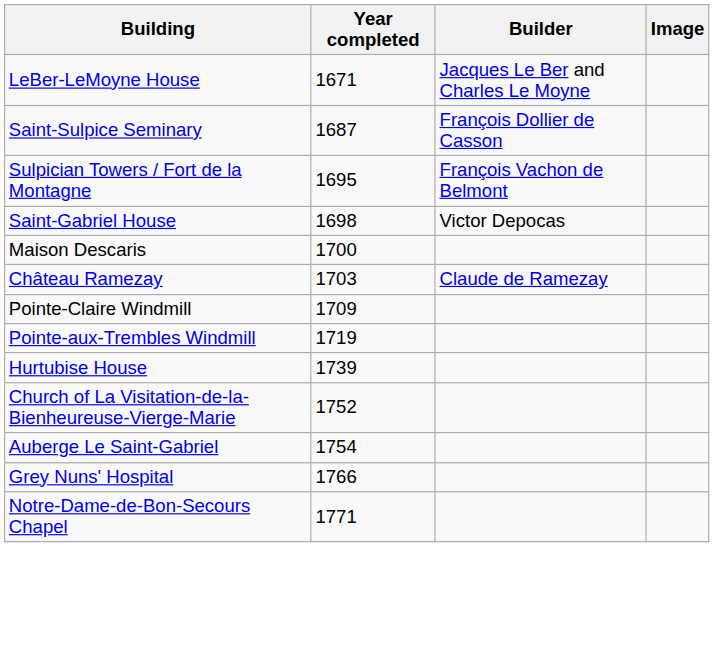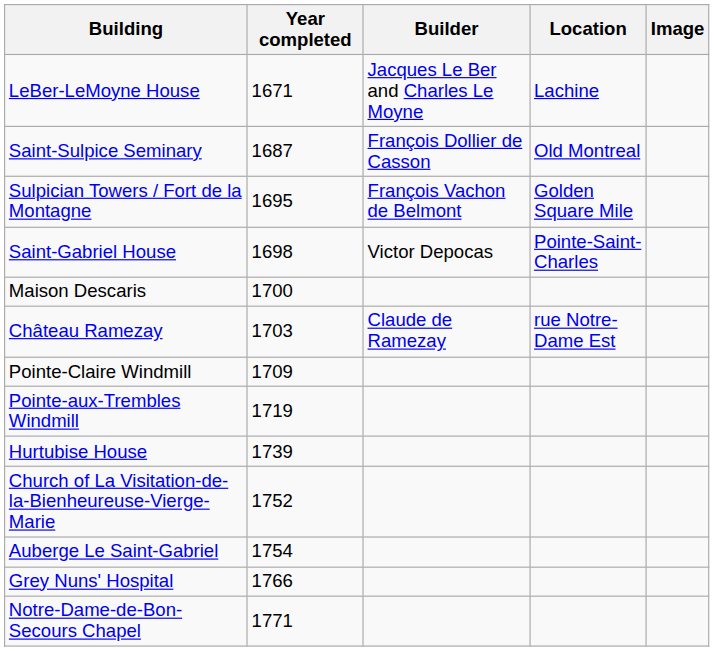+ column: (588, 29)
